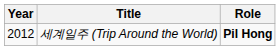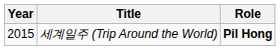(21, 34) 2012 -> (21, 34) 2015
